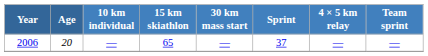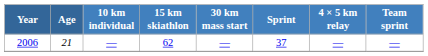(67, 43) 20 -> (67, 43) 21
(168, 43) 65 -> (168, 43) 62
